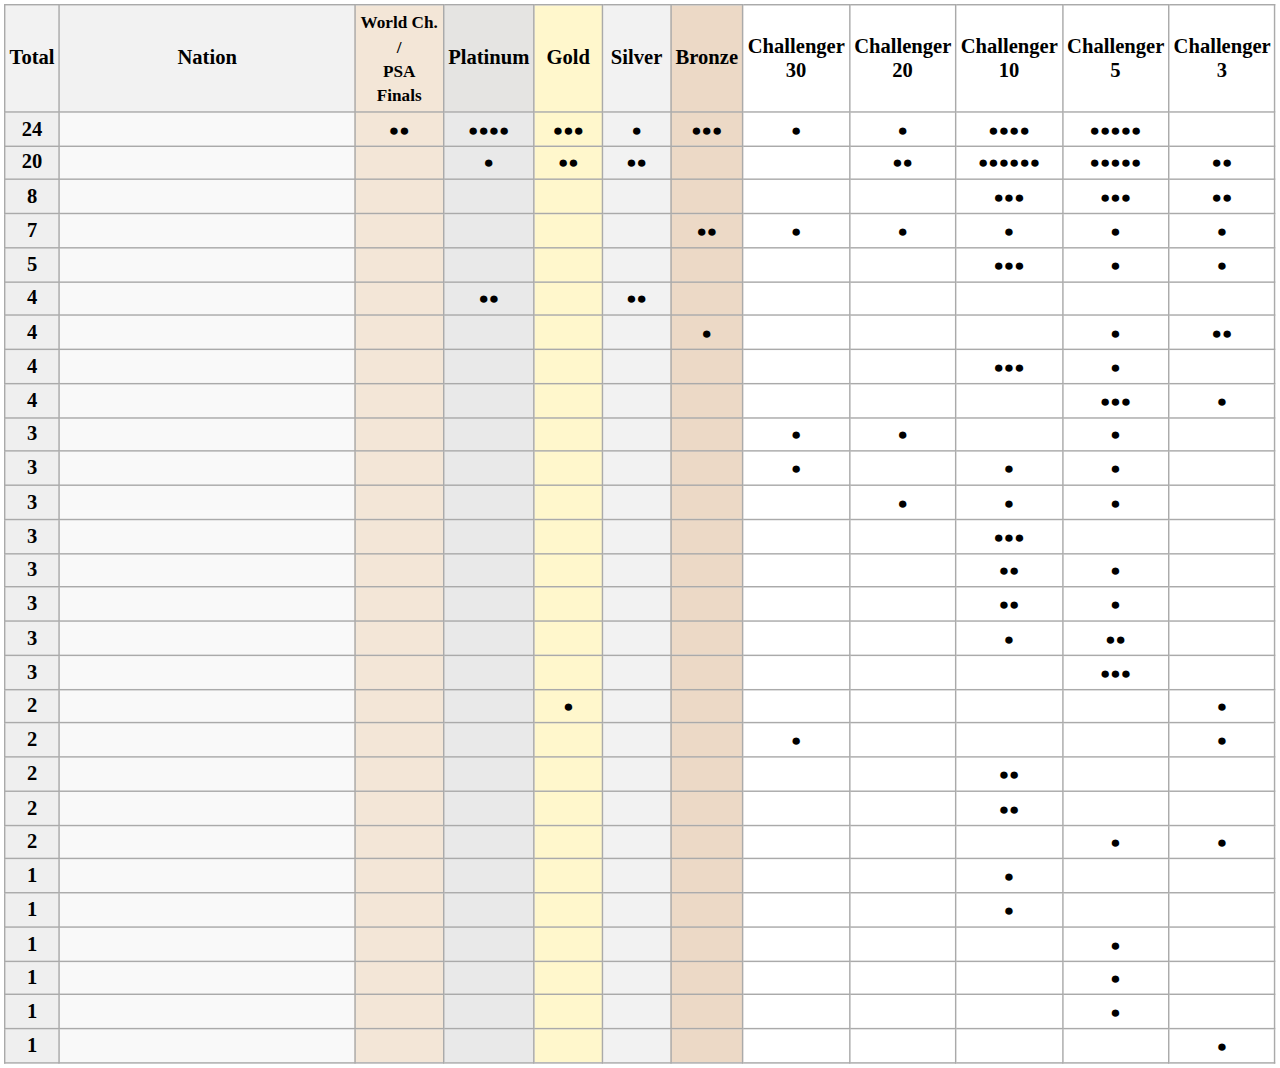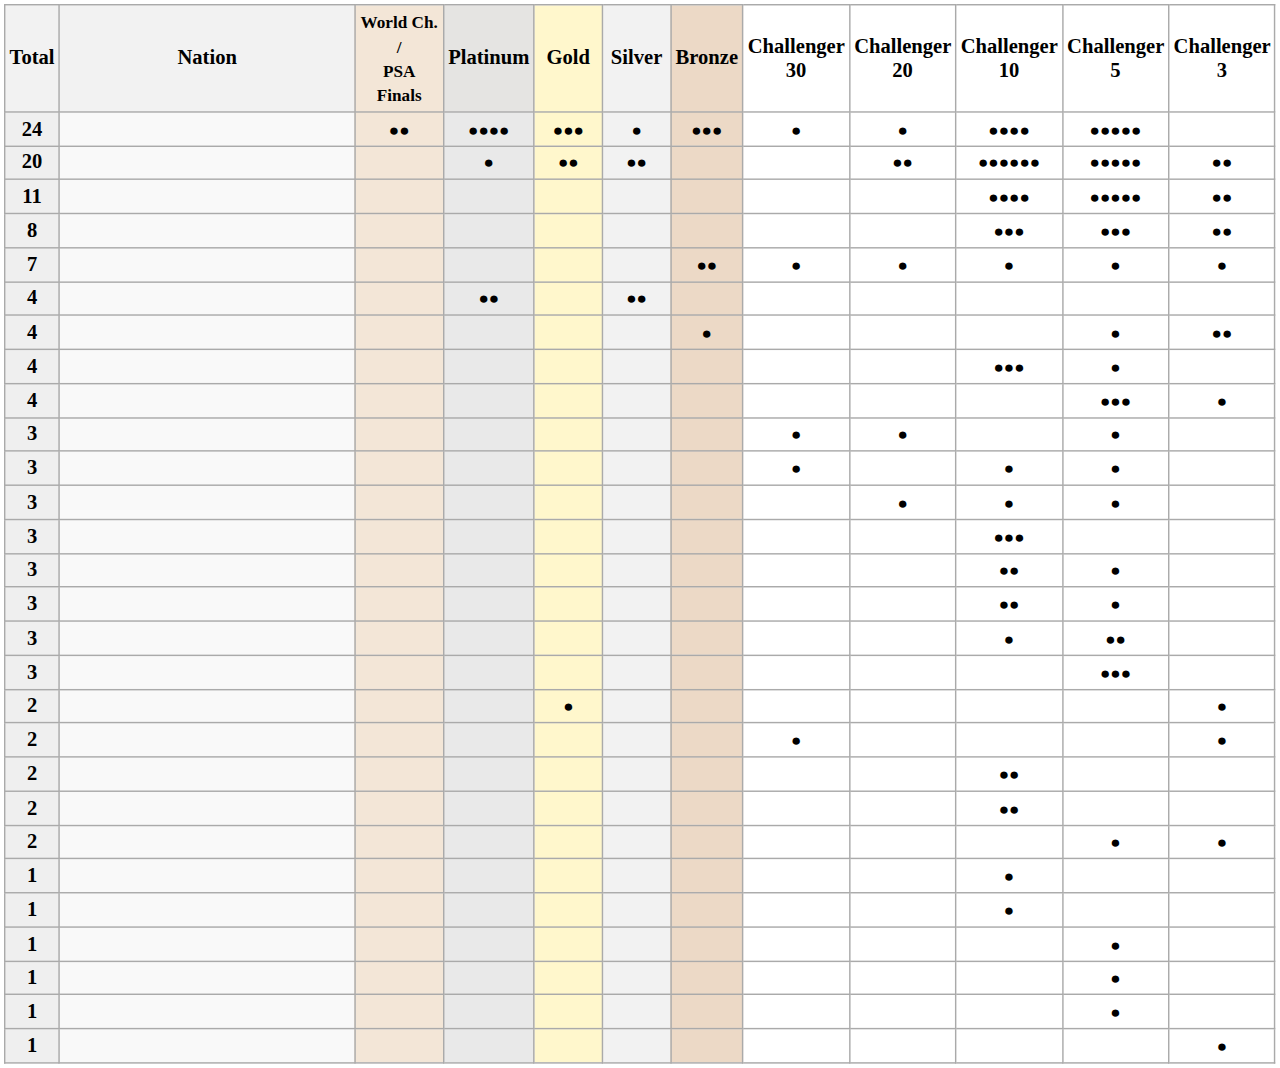+ row: (32, 196)
- row: (32, 264)
